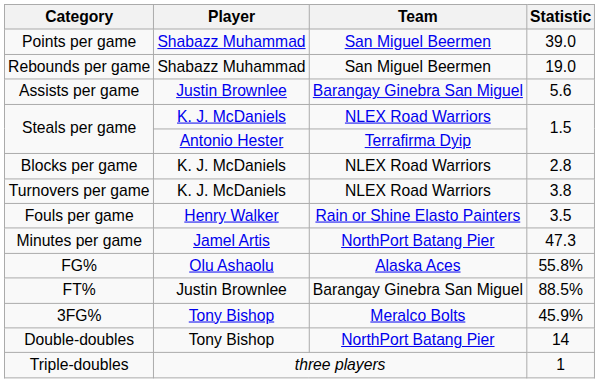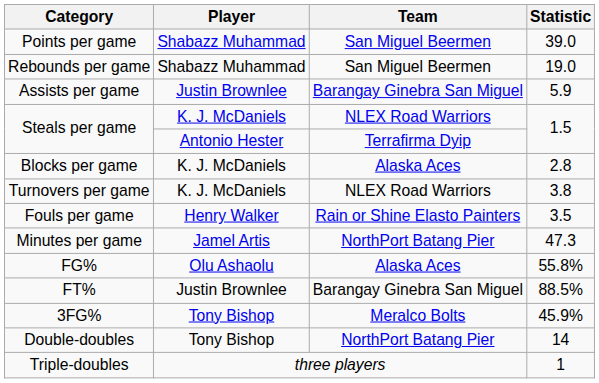(561, 91) 5.6 -> (561, 91) 5.9
(418, 166) NLEX Road Warriors -> (418, 166) Alaska Aces
